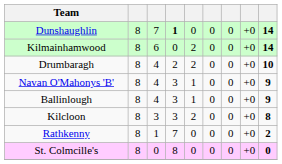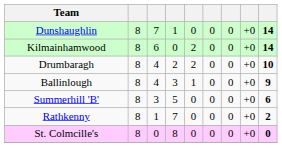(175, 30) bold -> (175, 30) normal
- row: (66, 82)
- row: (66, 116)
+ row: (66, 99)
